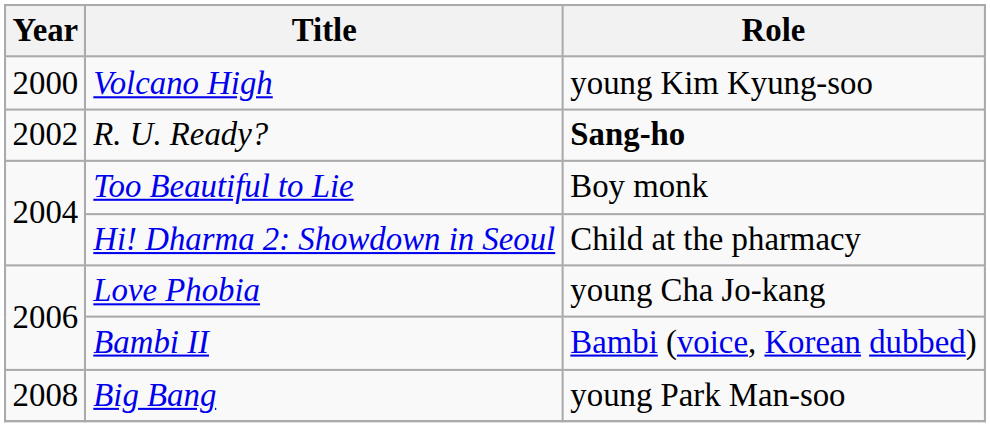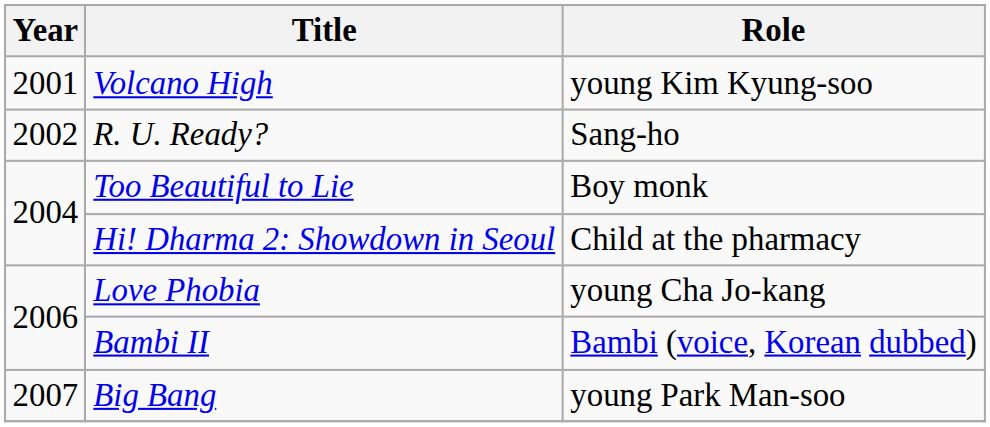(45, 82) 2000 -> (45, 82) 2001
(628, 134) bold -> (625, 134) normal
(45, 394) 2008 -> (45, 394) 2007
